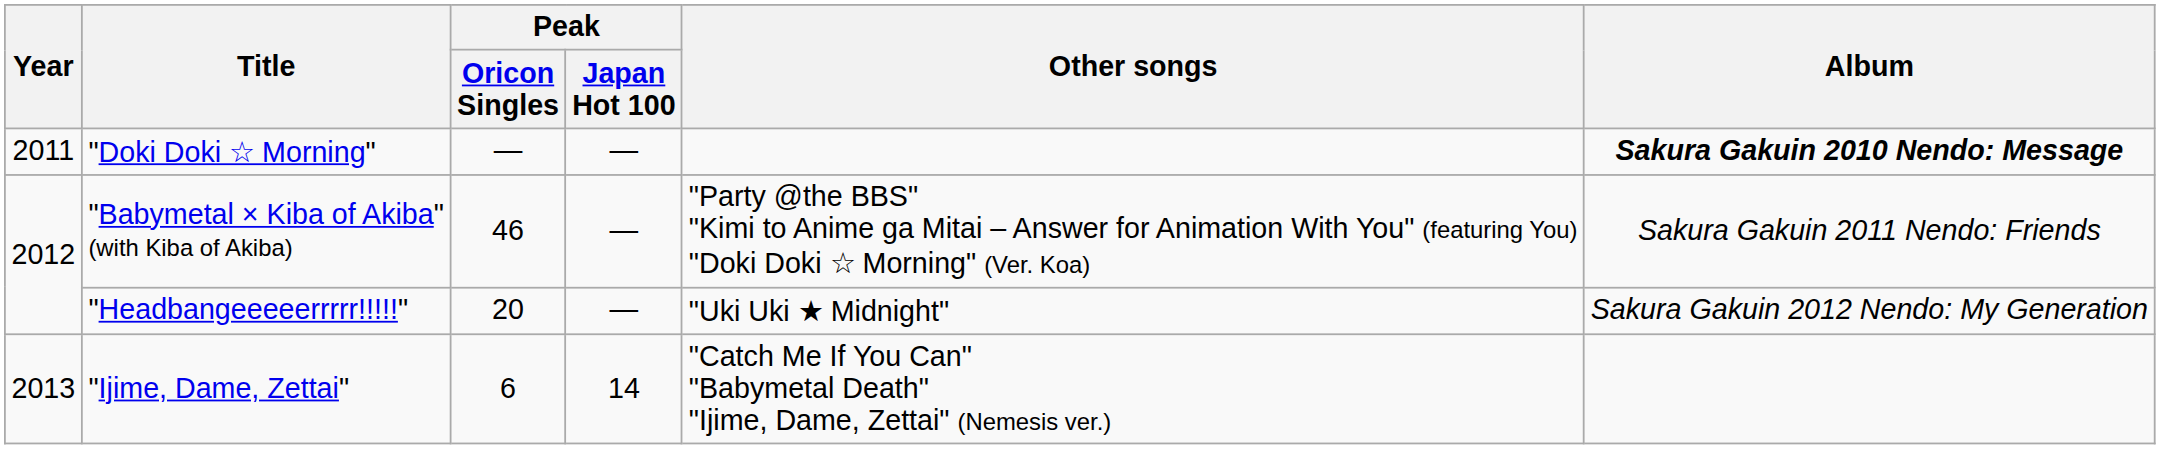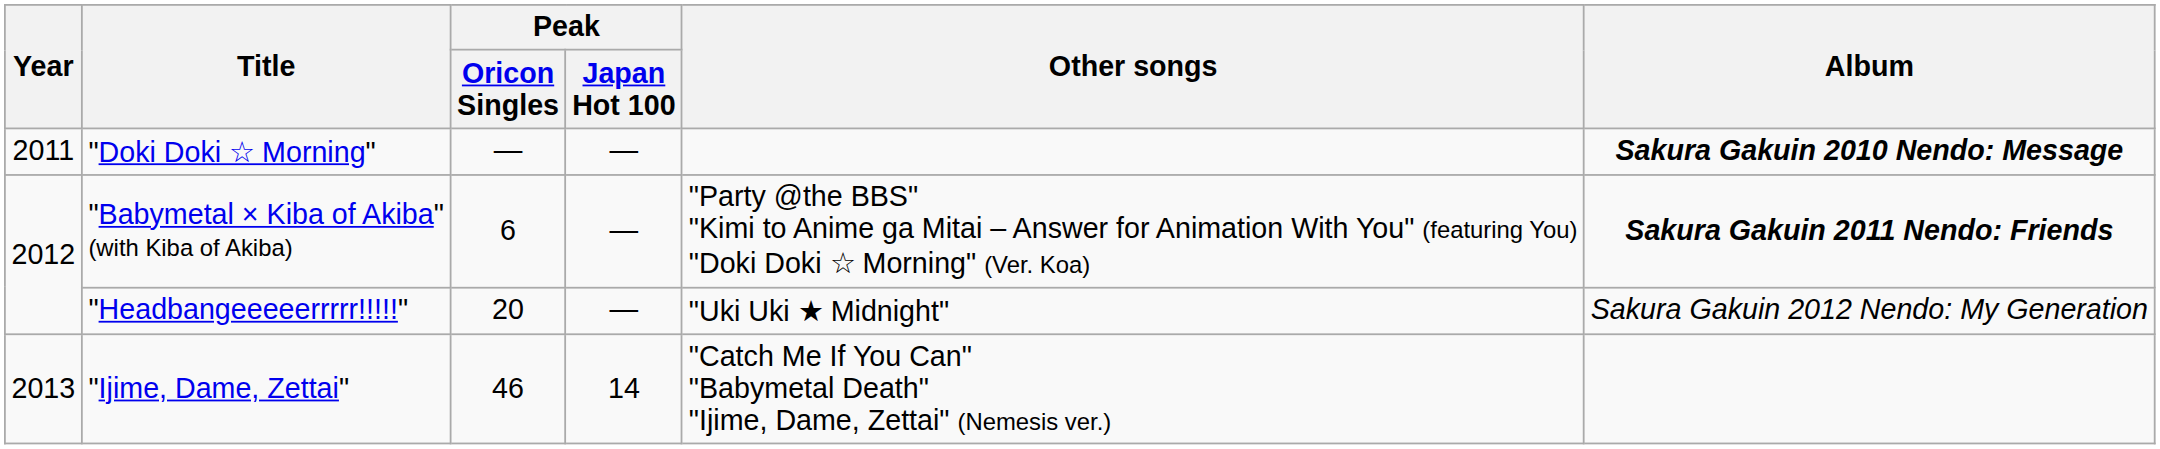(508, 230) 46 -> (508, 230) 6
(1869, 230) normal -> (1869, 230) bold
(508, 388) 6 -> (508, 388) 46
